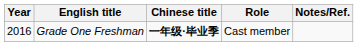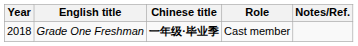(19, 31) 2016 -> (19, 31) 2018
